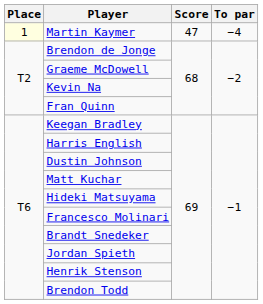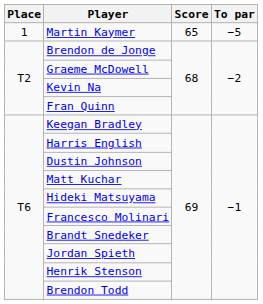(24, 32) lightyellow background -> (24, 32) no background
(192, 32) 47 -> (192, 32) 65
(234, 32) −4 -> (234, 32) −5
